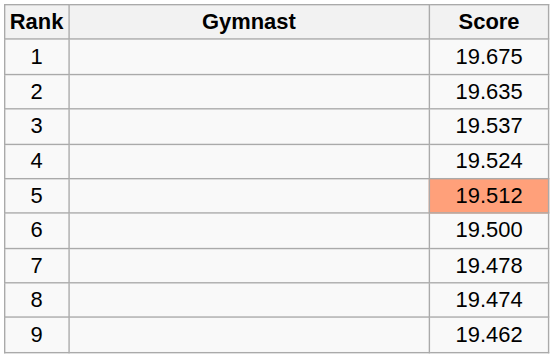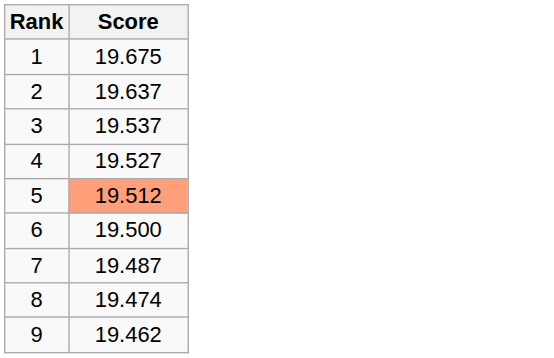- column: (249, 21)
(489, 91) 19.635 -> (128, 91) 19.637
(489, 160) 19.524 -> (128, 160) 19.527
(489, 265) 19.478 -> (128, 265) 19.487
